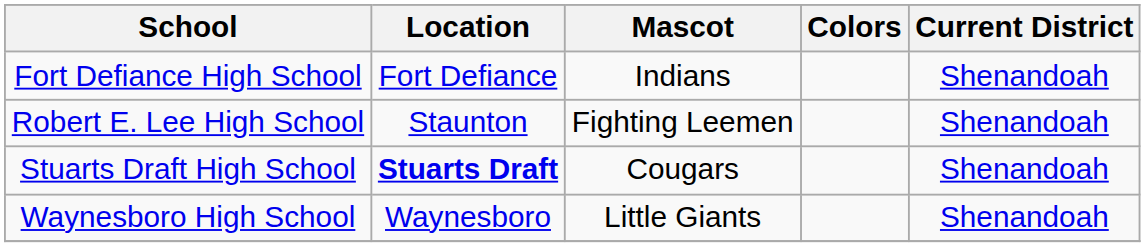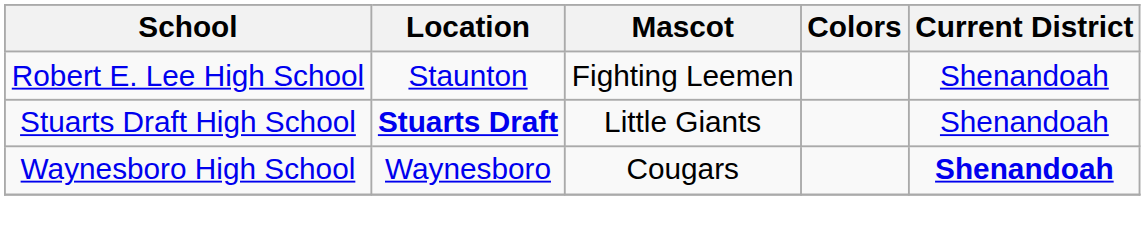- row: (188, 75)
(683, 169) Cougars -> (683, 122) Little Giants
(683, 216) Little Giants -> (683, 169) Cougars
(1024, 216) normal -> (1024, 169) bold
